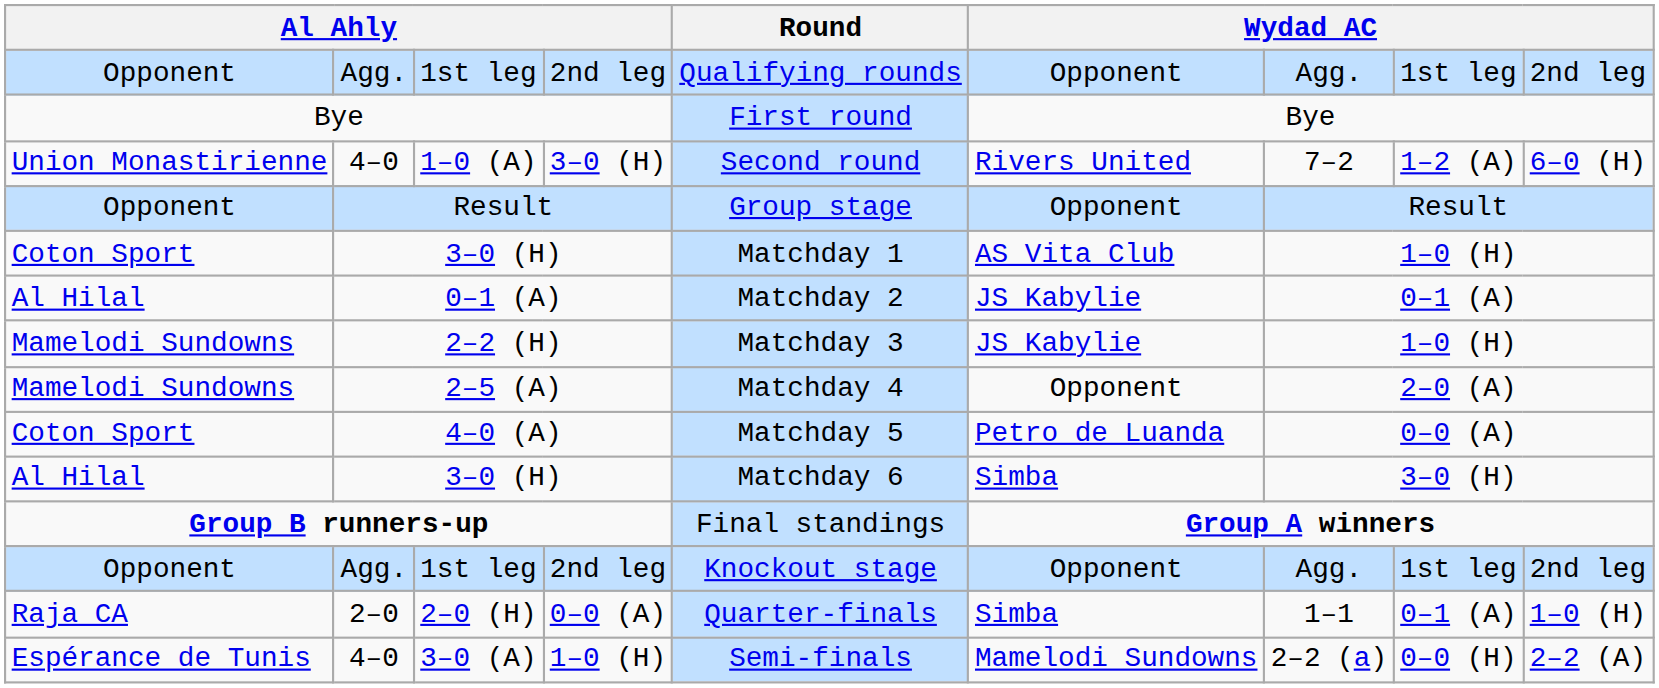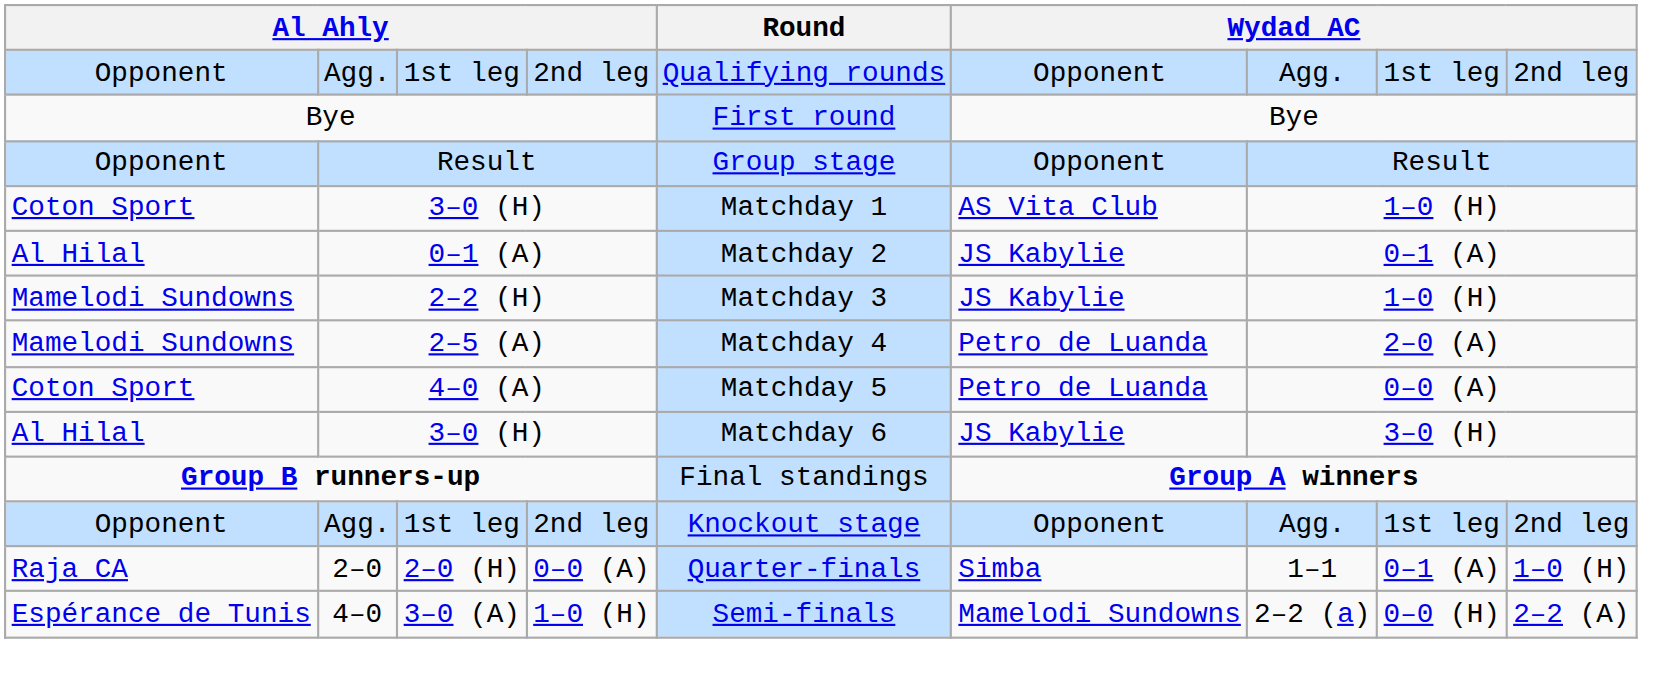- row: (170, 163)
(1116, 389) Opponent -> (1083, 344) Petro de Luanda
(1017, 479) Simba -> (1041, 434) JS Kabylie
